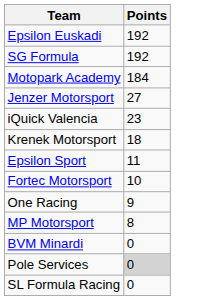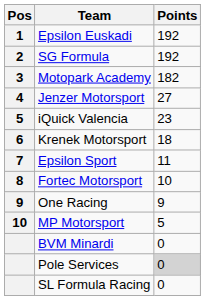+ column: (20, 14)
(138, 77) 184 -> (168, 77) 182
(130, 222) 8 -> (161, 222) 5
